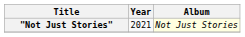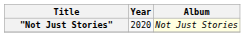(141, 25) 2021 -> (141, 25) 2020
